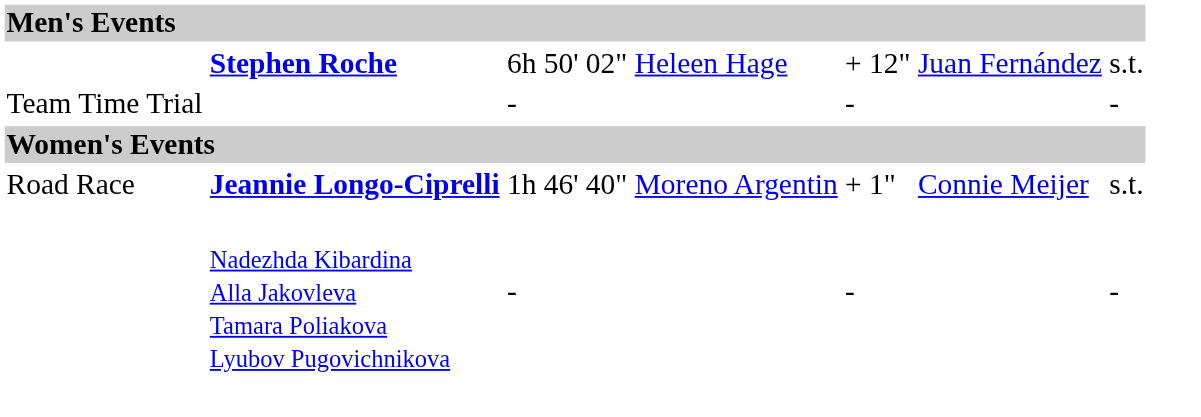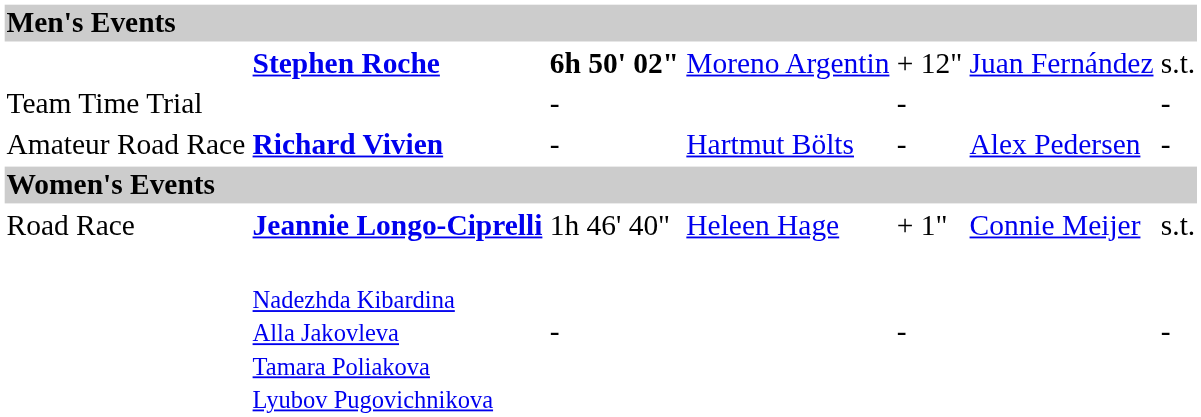(567, 63) normal -> (614, 63) bold
(711, 63) Heleen Hage -> (788, 63) Moreno Argentin
+ row: (348, 144)
(736, 184) Moreno Argentin -> (763, 225) Heleen Hage
